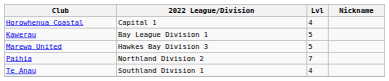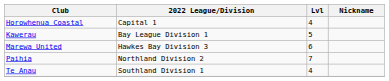(310, 46) 5 -> (310, 46) 6
